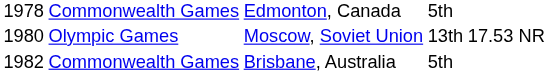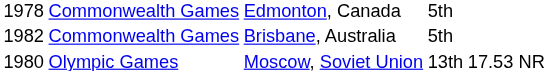rows swapped: (113, 36) <-> (144, 61)
